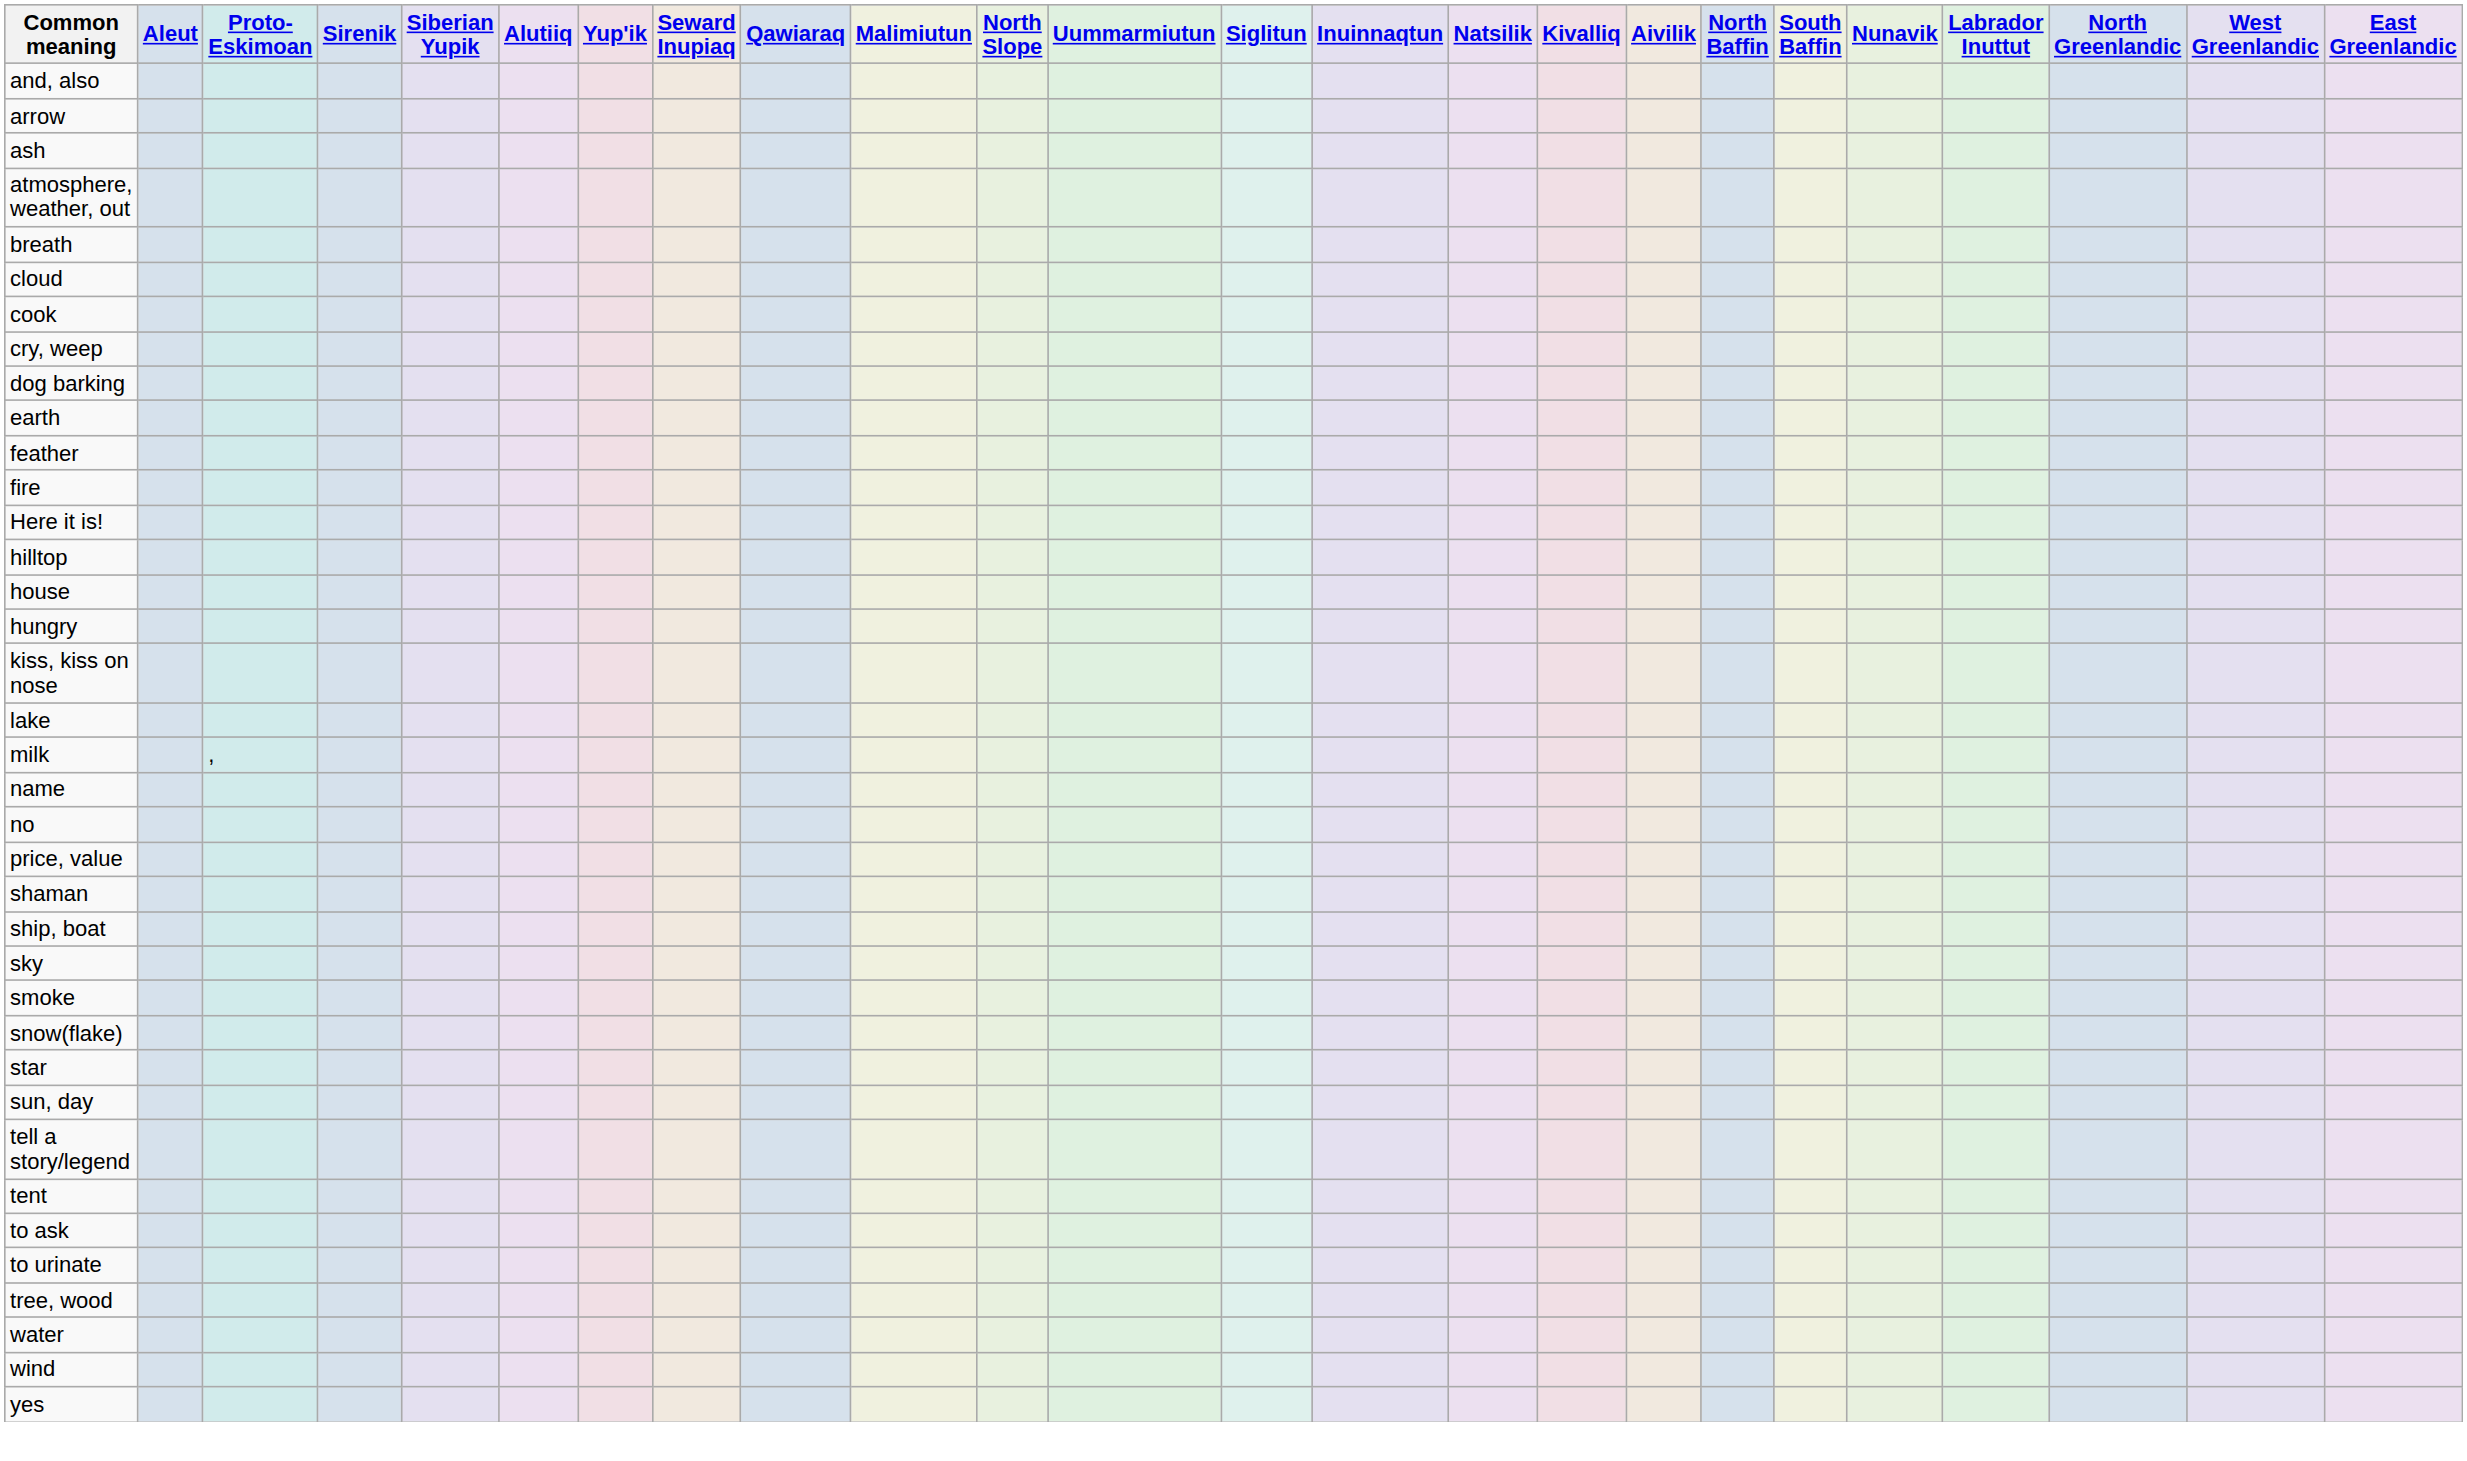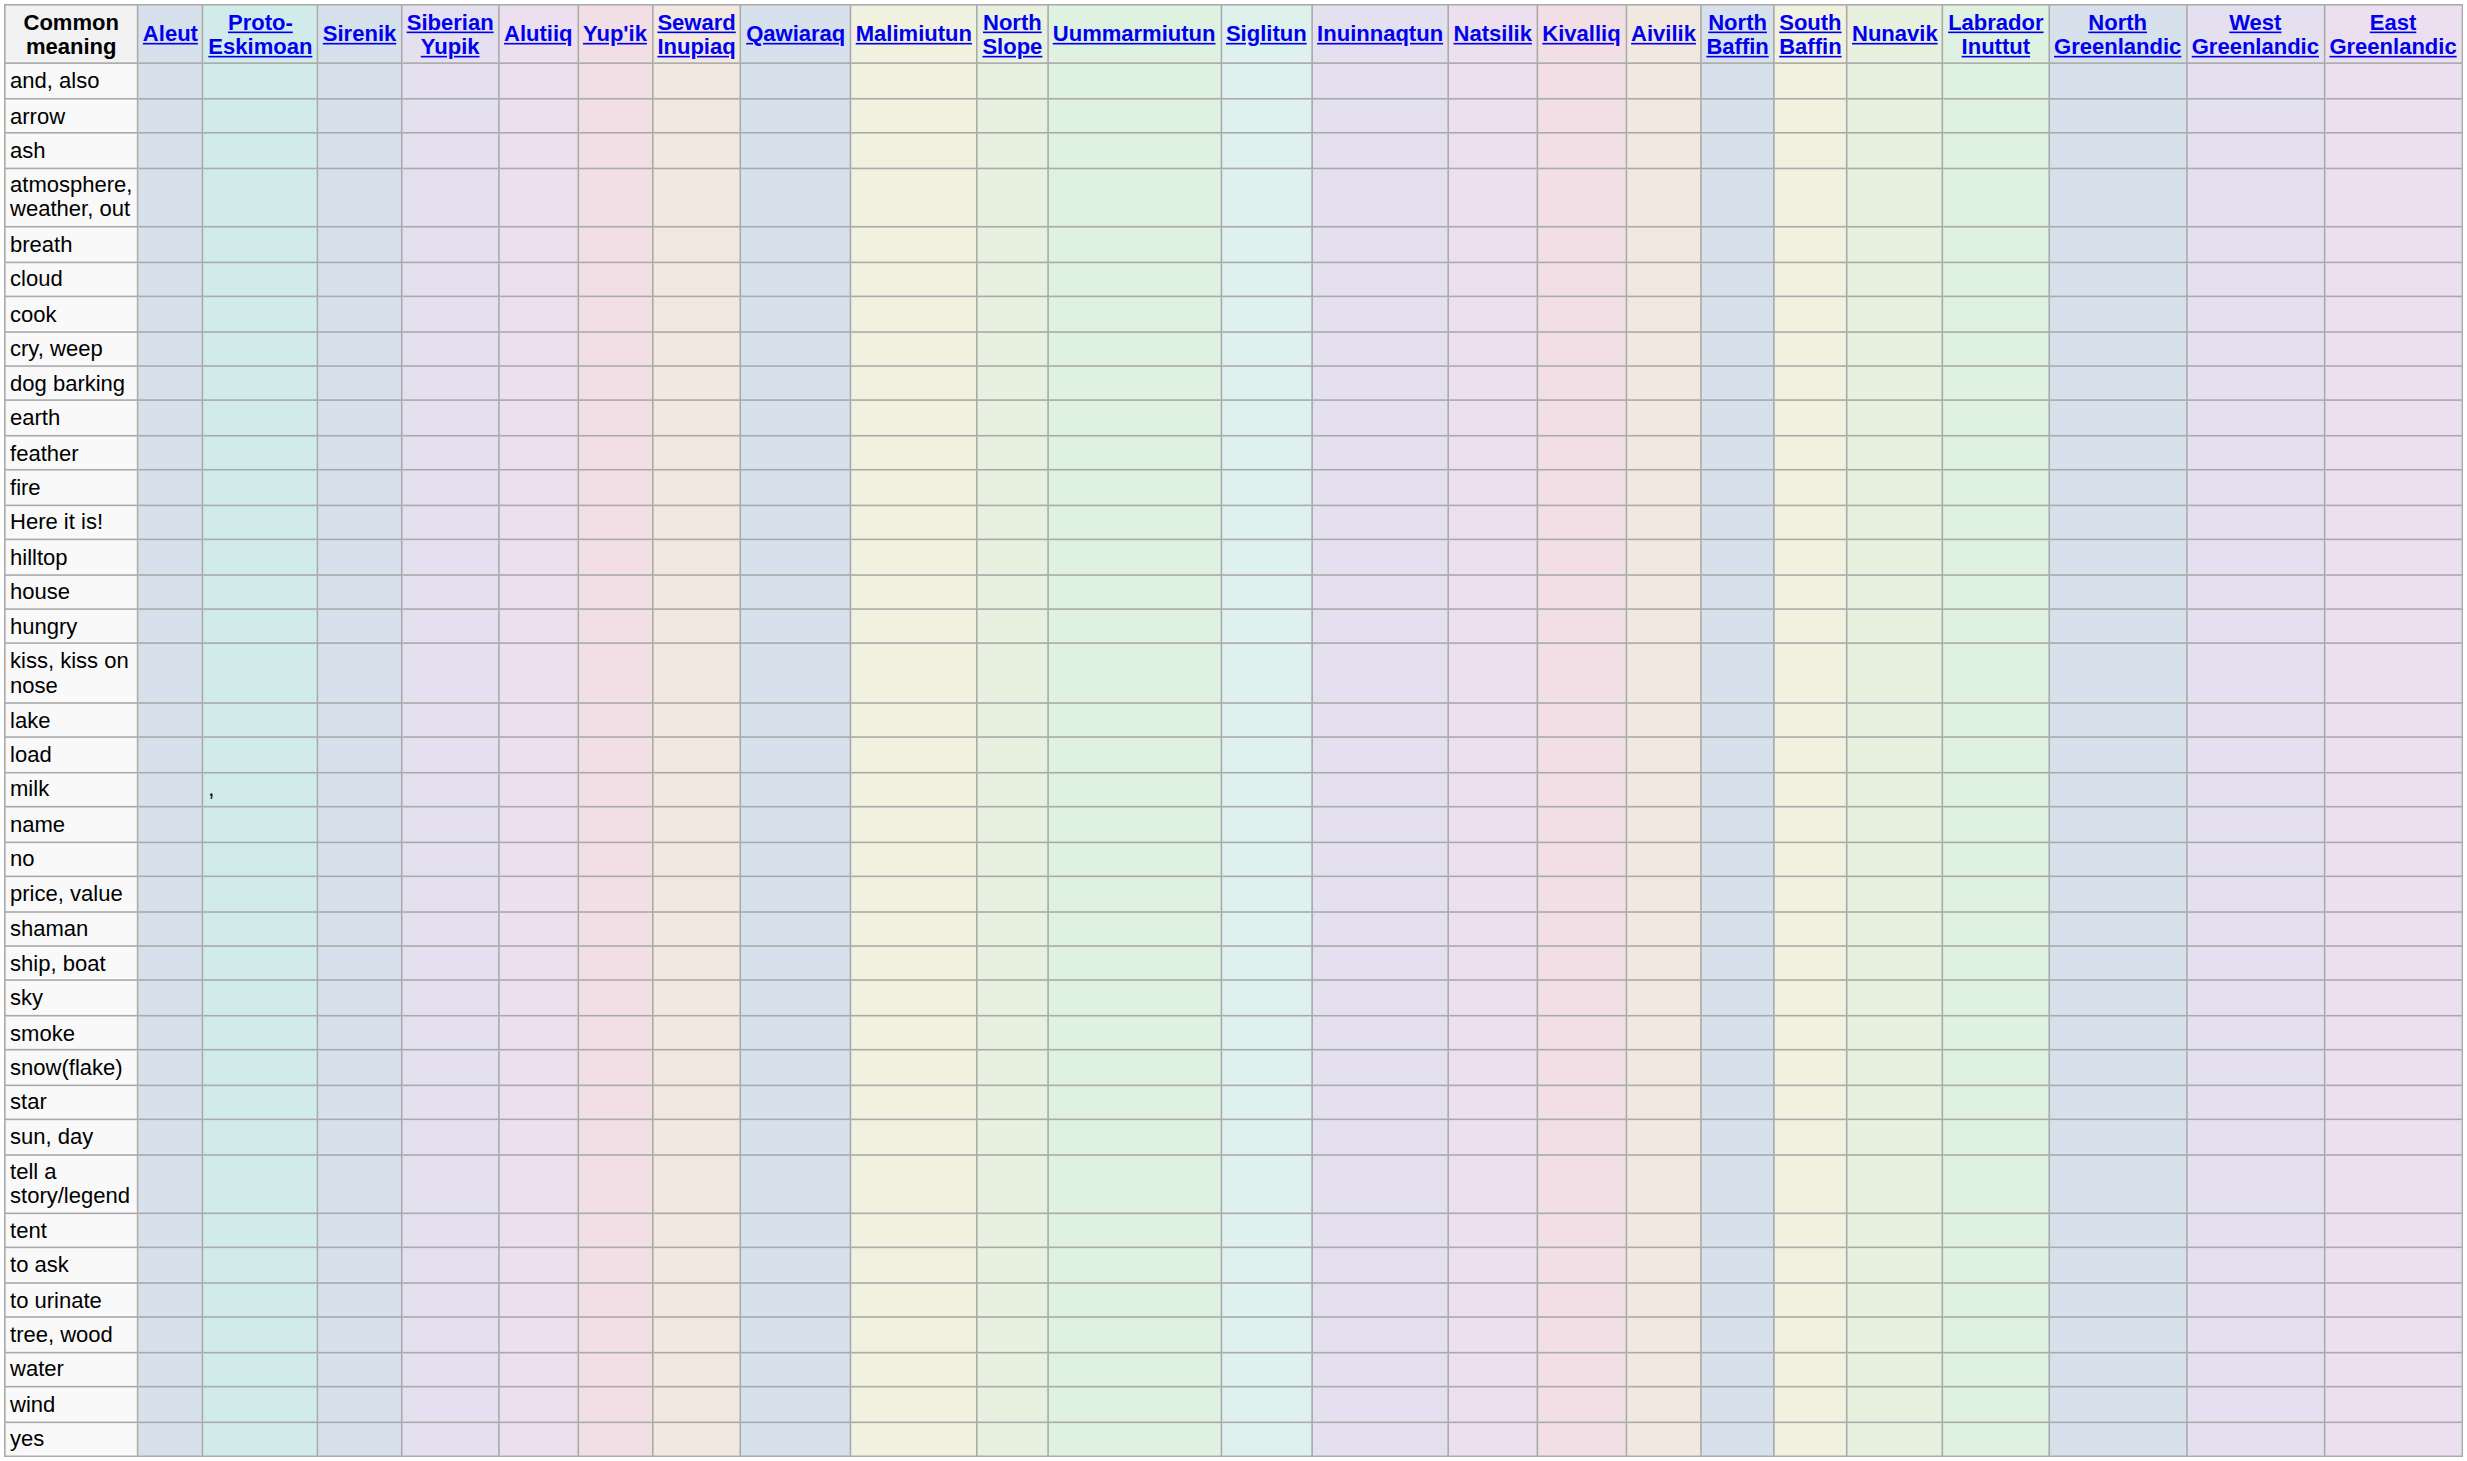+ row: (31, 755)
